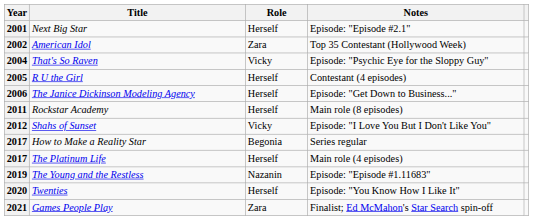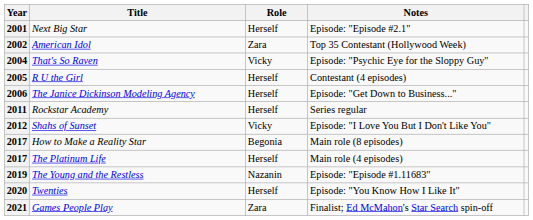(356, 110) Main role (8 episodes) -> (338, 110) Series regular
(338, 142) Series regular -> (356, 142) Main role (8 episodes)
